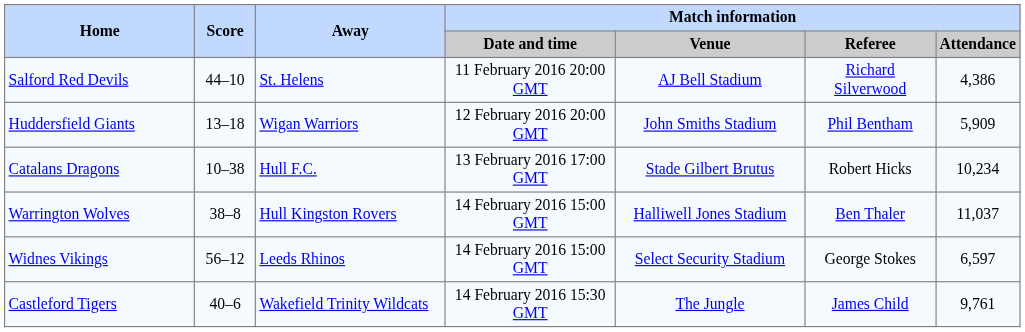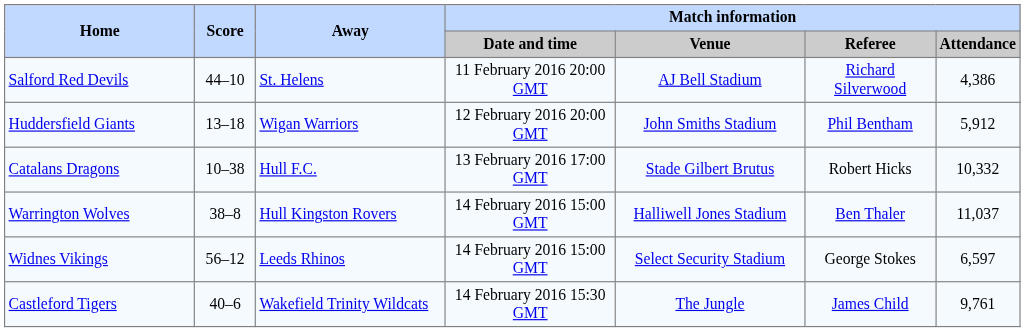(978, 124) 5,909 -> (978, 124) 5,912
(978, 169) 10,234 -> (978, 169) 10,332
